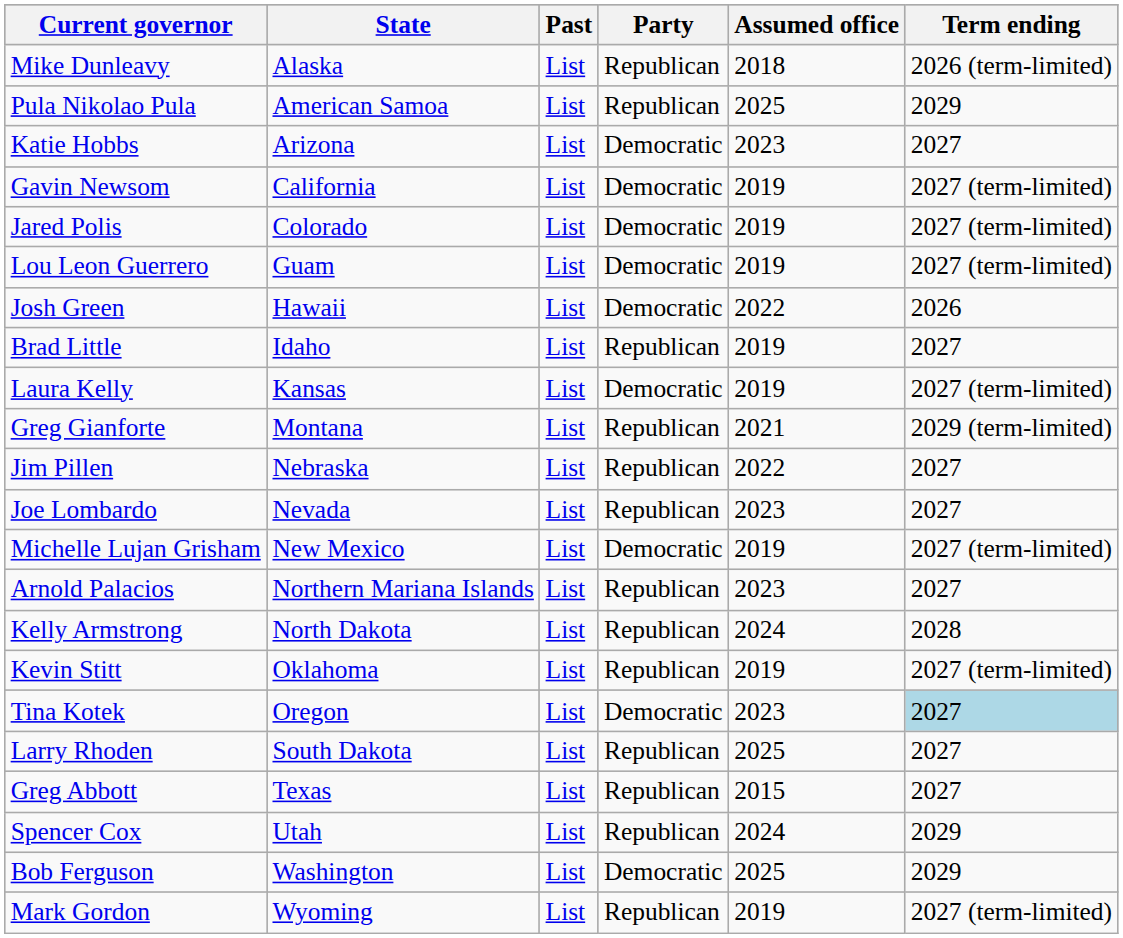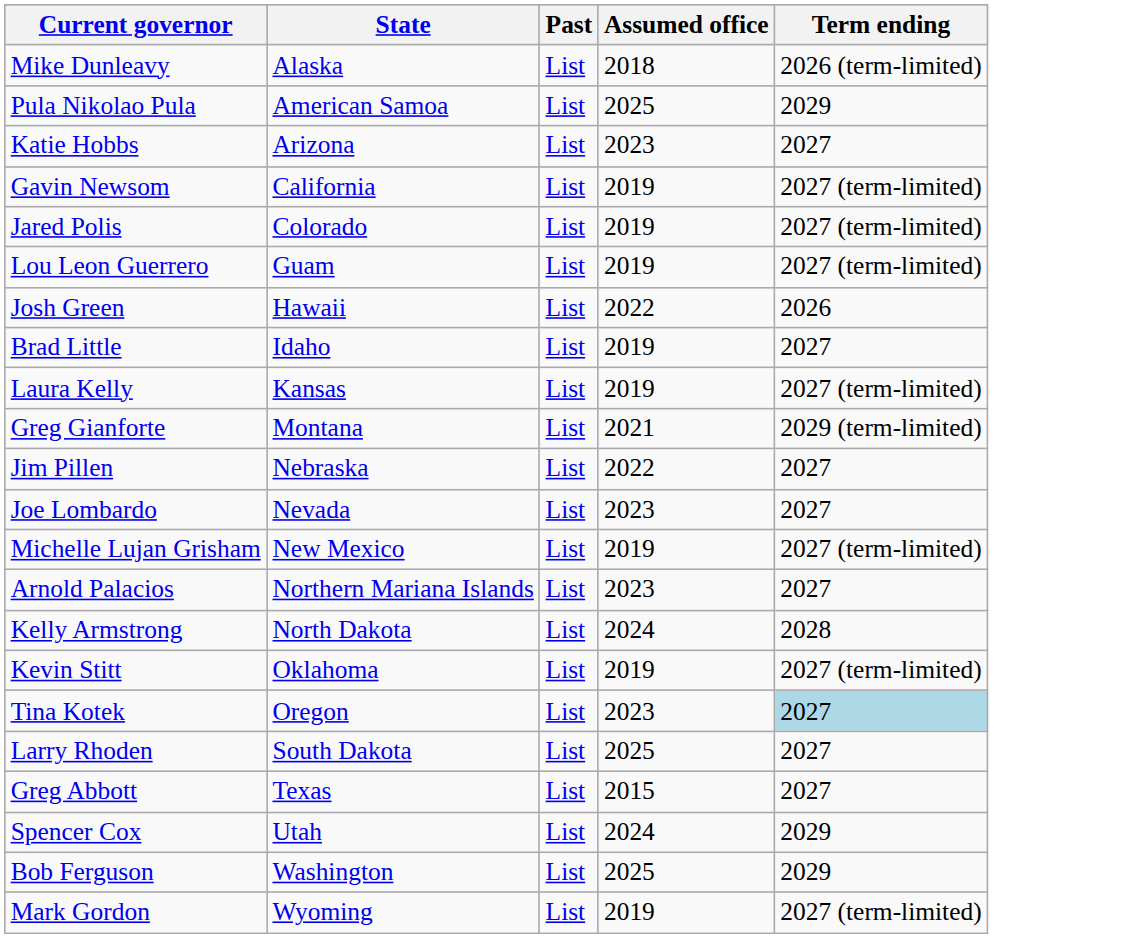- column: (663, 24)
